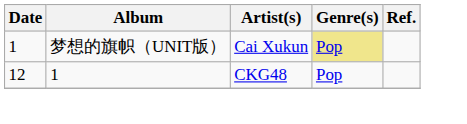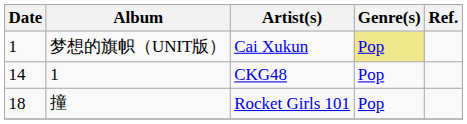(17, 74) 12 -> (17, 74) 14
+ row: (292, 103)
